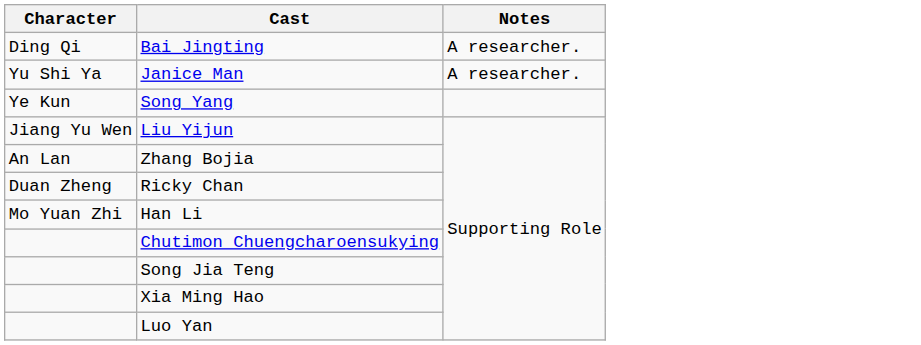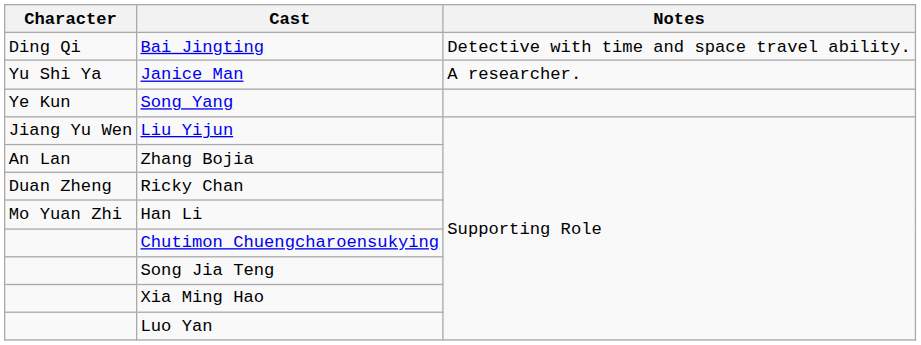(514, 47) A researcher. -> (679, 47) Detective with time and space travel ability.
